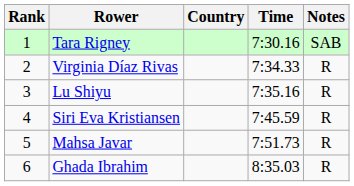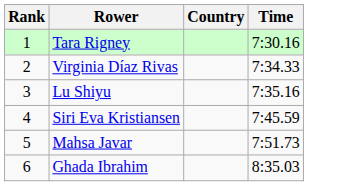- column: (326, 17)
